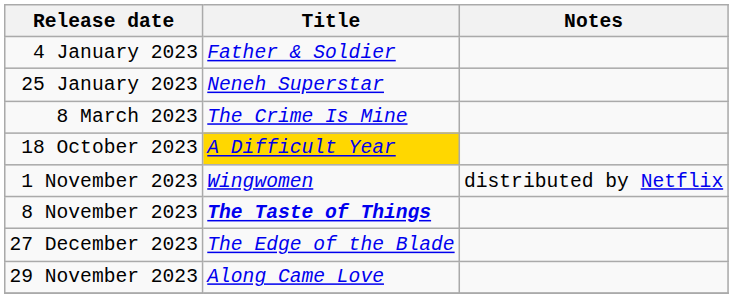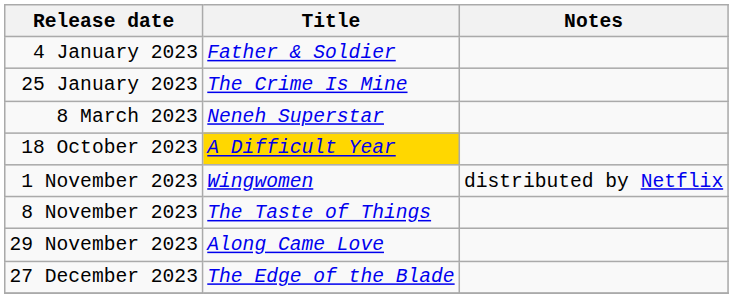(296, 85) Neneh Superstar -> (307, 85) The Crime Is Mine
(307, 117) The Crime Is Mine -> (296, 117) Neneh Superstar
(319, 213) bold -> (319, 213) normal
rows swapped: (104, 277) <-> (104, 245)
